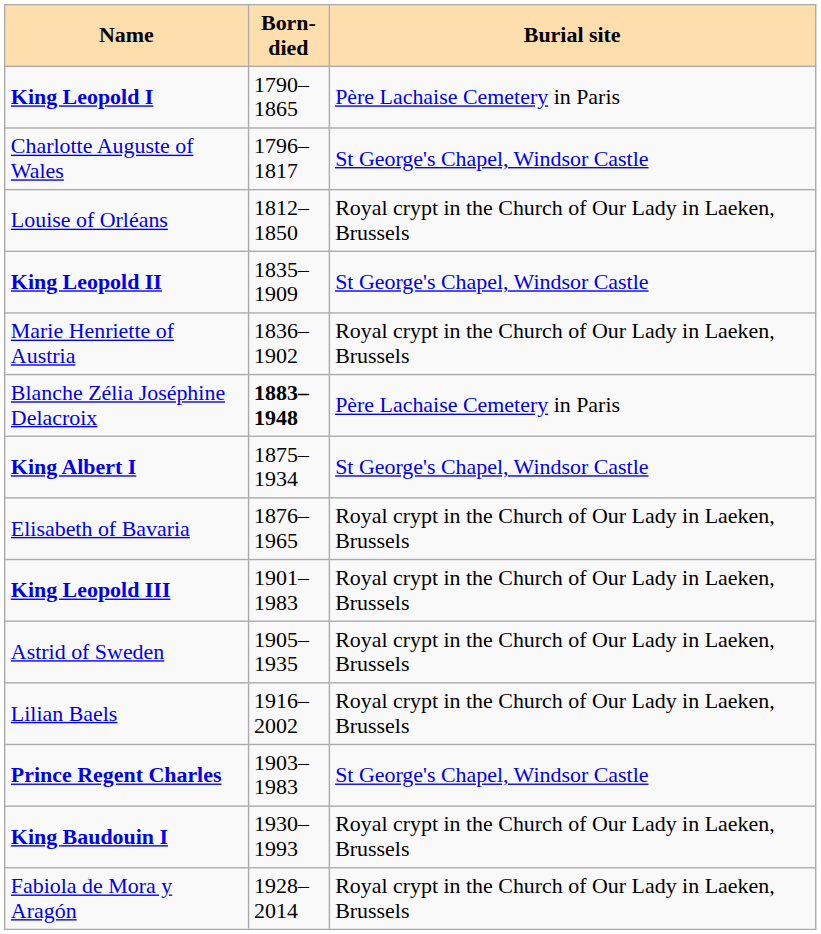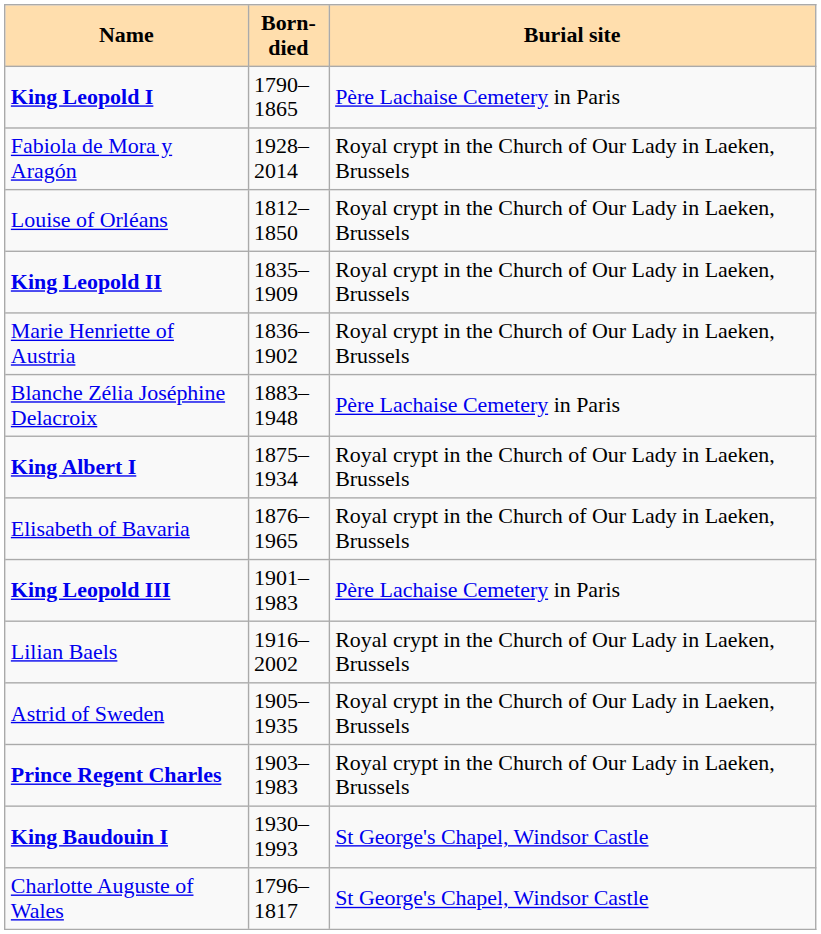rows swapped: (102, 158) <-> (92, 898)
(492, 281) St George's Chapel, Windsor Castle -> (555, 281) Royal crypt in the Church of Our Lady in Laeken, Brussels
(281, 405) bold -> (281, 405) normal
(492, 466) St George's Chapel, Windsor Castle -> (555, 466) Royal crypt in the Church of Our Lady in Laeken, Brussels
(555, 590) Royal crypt in the Church of Our Lady in Laeken, Brussels -> (478, 590) Père Lachaise Cemetery in Paris
rows swapped: (88, 651) <-> (64, 713)
(492, 775) St George's Chapel, Windsor Castle -> (555, 775) Royal crypt in the Church of Our Lady in Laeken, Brussels
(555, 836) Royal crypt in the Church of Our Lady in Laeken, Brussels -> (492, 836) St George's Chapel, Windsor Castle
